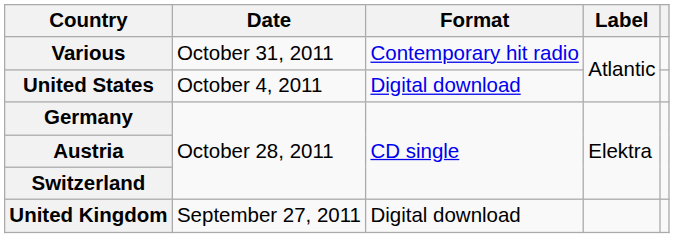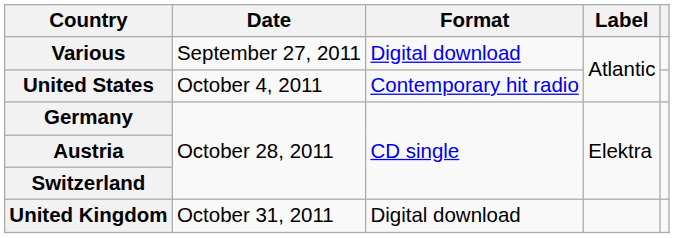(255, 53) October 31, 2011 -> (269, 53) September 27, 2011
(475, 53) Contemporary hit radio -> (446, 53) Digital download
(446, 85) Digital download -> (475, 85) Contemporary hit radio
(269, 215) September 27, 2011 -> (255, 215) October 31, 2011
